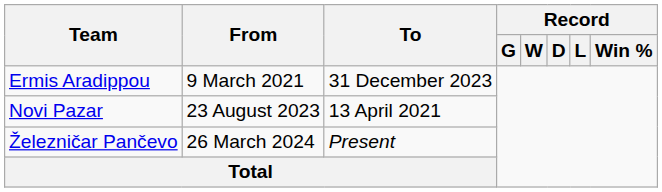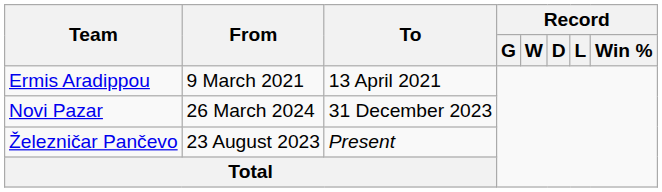(410, 80) 31 December 2023 -> (385, 80) 13 April 2021
(253, 111) 23 August 2023 -> (251, 111) 26 March 2024
(385, 111) 13 April 2021 -> (410, 111) 31 December 2023
(251, 141) 26 March 2024 -> (253, 141) 23 August 2023
